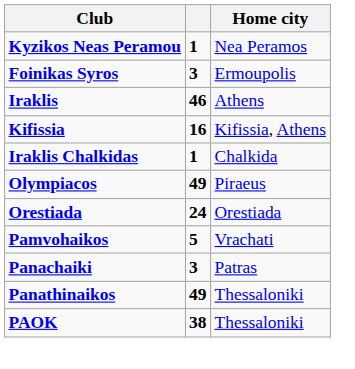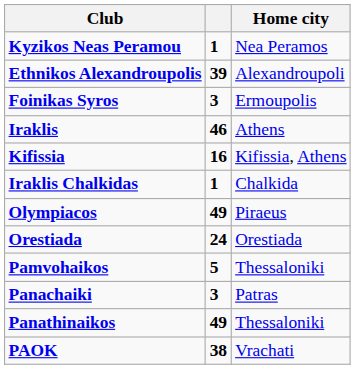+ row: (105, 73)
(244, 239) Vrachati -> (280, 267) Thessaloniki
(259, 322) Thessaloniki -> (265, 350) Vrachati
